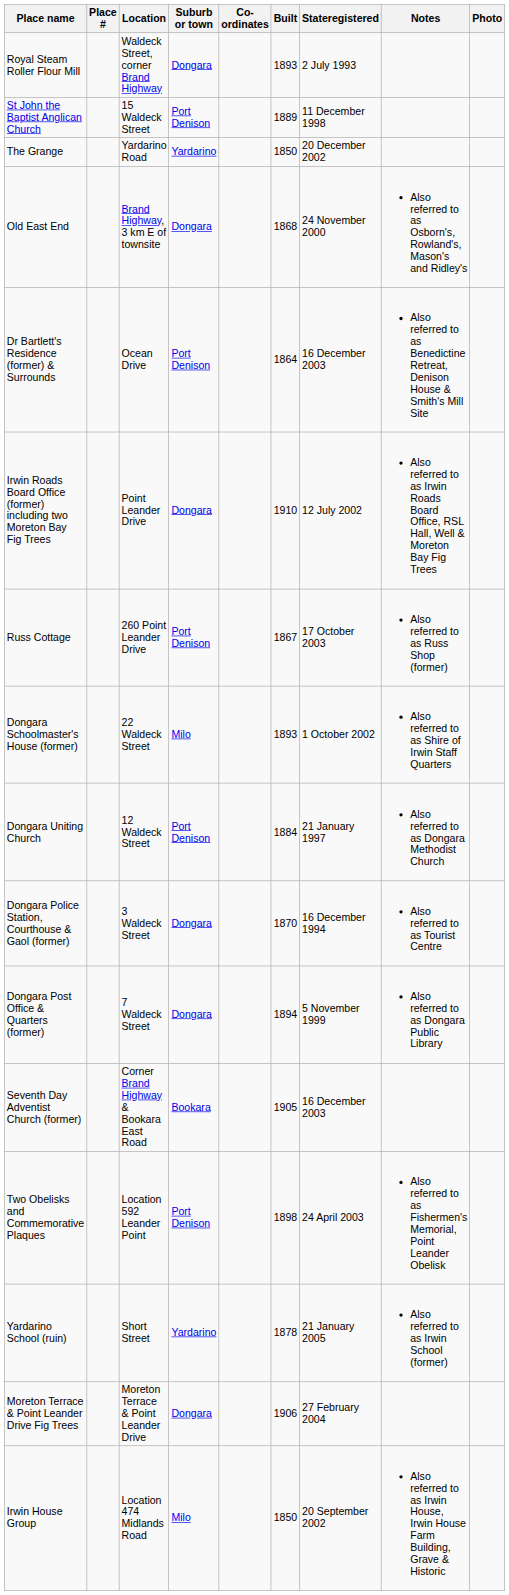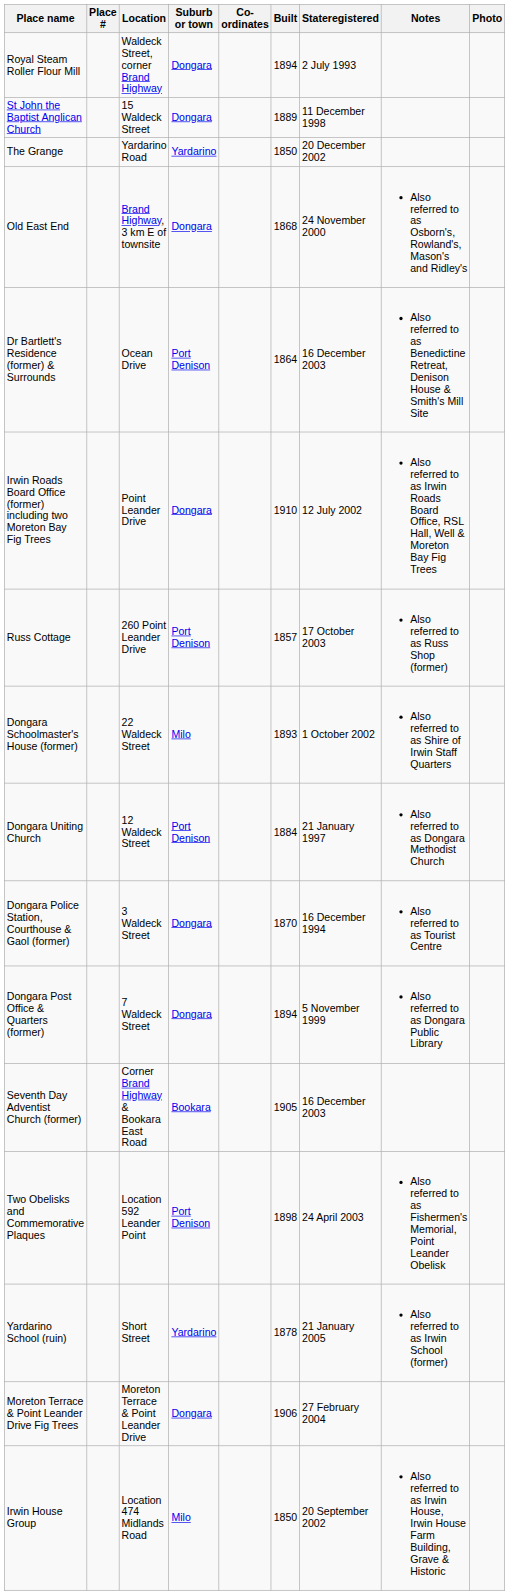(285, 65) 1893 -> (285, 65) 1894
(191, 117) Port Denison -> (192, 117) Dongara
(285, 637) 1867 -> (285, 637) 1857
